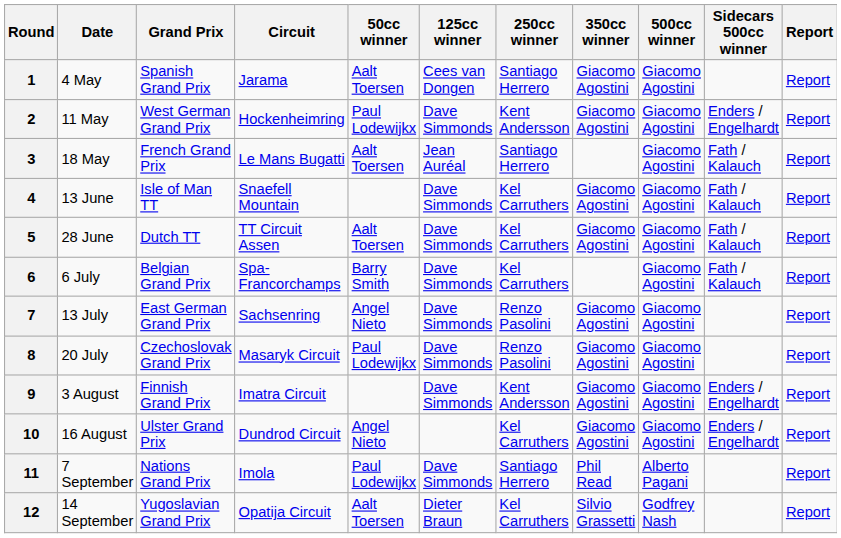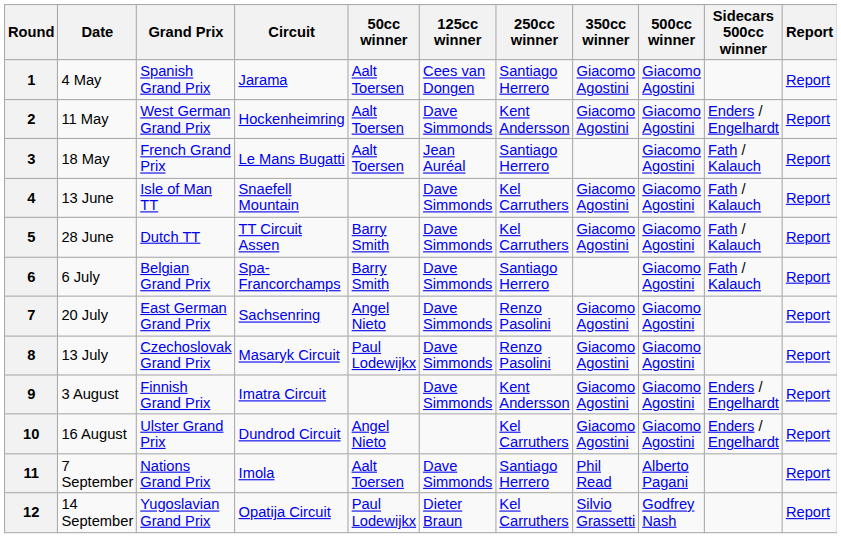(384, 119) Paul Lodewijkx -> (378, 119) Aalt Toersen
(378, 237) Aalt Toersen -> (370, 237) Barry Smith
(534, 276) Kel Carruthers -> (528, 276) Santiago Herrero
(85, 315) 13 July -> (85, 315) 20 July
(85, 355) 20 July -> (85, 355) 13 July
(384, 473) Paul Lodewijkx -> (378, 473) Aalt Toersen
(378, 512) Aalt Toersen -> (384, 512) Paul Lodewijkx
